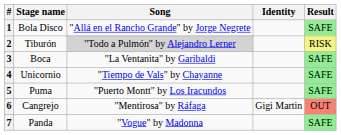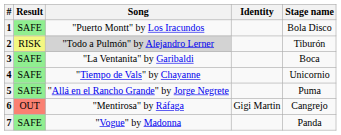columns swapped: (41, 12) <-> (320, 12)
(160, 28) "Allá en el Rancho Grande" by Jorge Negrete -> (138, 28) "Puerto Montt" by Los Iracundos
(160, 91) "Puerto Montt" by Los Iracundos -> (138, 91) "Allá en el Rancho Grande" by Jorge Negrete
